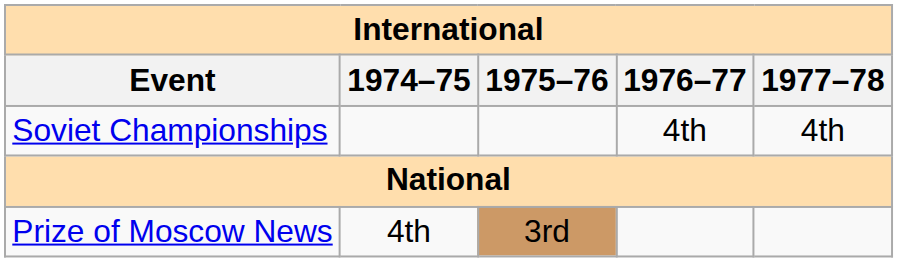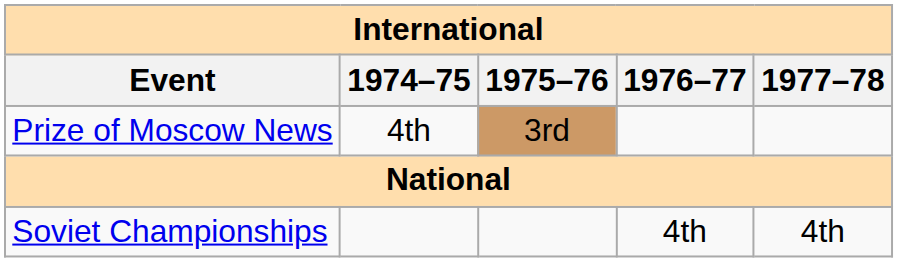rows swapped: (173, 230) <-> (170, 130)
